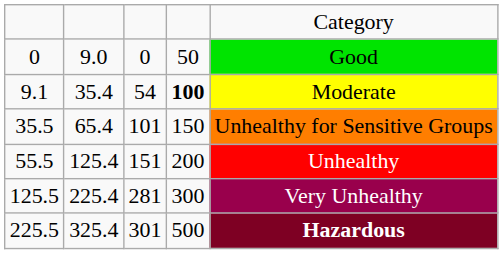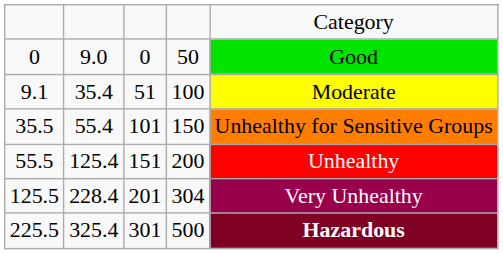(145, 91) 54 -> (145, 91) 51
(188, 91) bold -> (188, 91) normal
(94, 126) 65.4 -> (94, 126) 55.4
(94, 195) 225.4 -> (94, 195) 228.4
(145, 195) 281 -> (145, 195) 201
(188, 195) 300 -> (188, 195) 304
